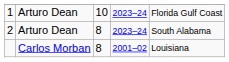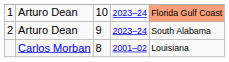(187, 13) no background -> (187, 13) lightsalmon background
(99, 30) 8 -> (99, 30) 9
